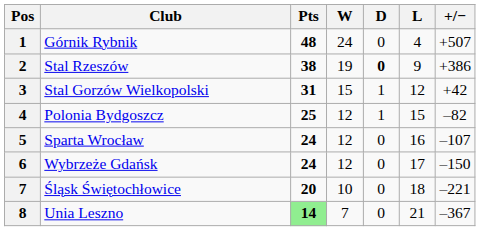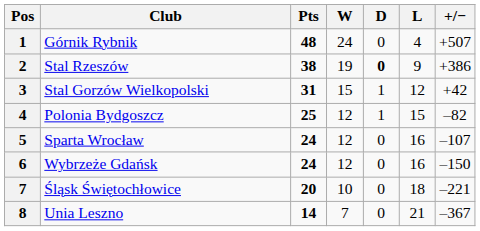(417, 164) 17 -> (417, 164) 16
(309, 213) lightgreen background -> (309, 213) no background
